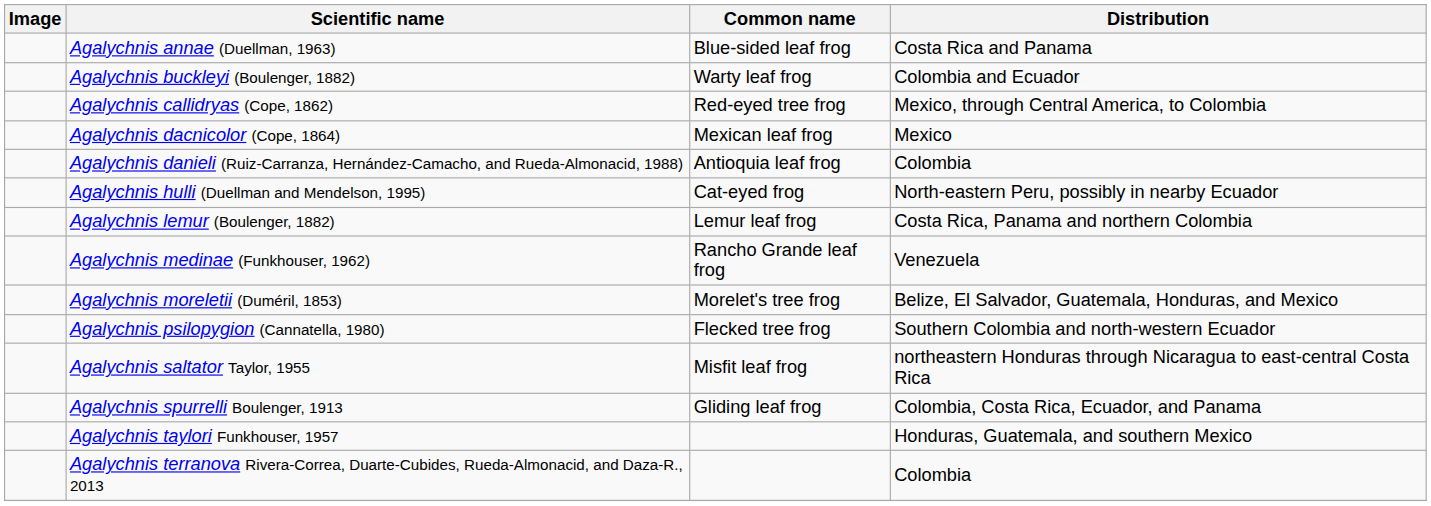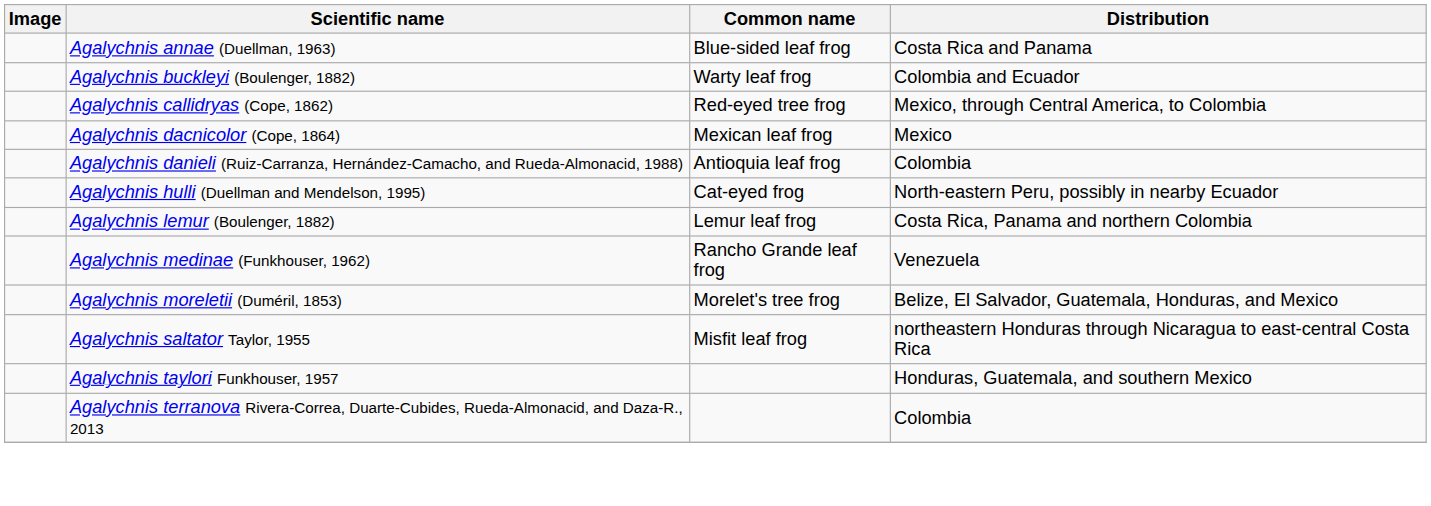- row: (227, 328)
- row: (206, 407)
